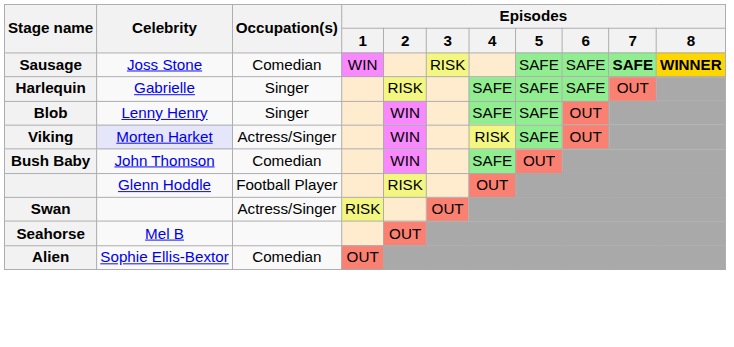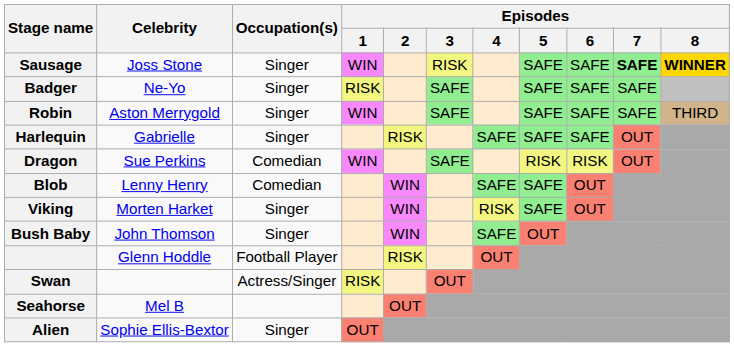(287, 64) Comedian -> (287, 64) Singer
+ row: (51, 88)
+ row: (51, 112)
+ row: (51, 161)
(287, 112) Singer -> (287, 185) Comedian
(165, 137) lavender background -> (165, 209) no background
(287, 137) Actress/Singer -> (287, 209) Singer
(287, 161) Comedian -> (287, 233) Singer
(287, 257) Comedian -> (287, 329) Singer
